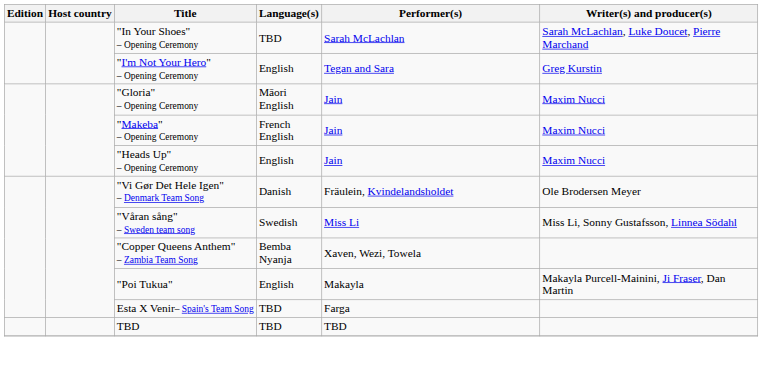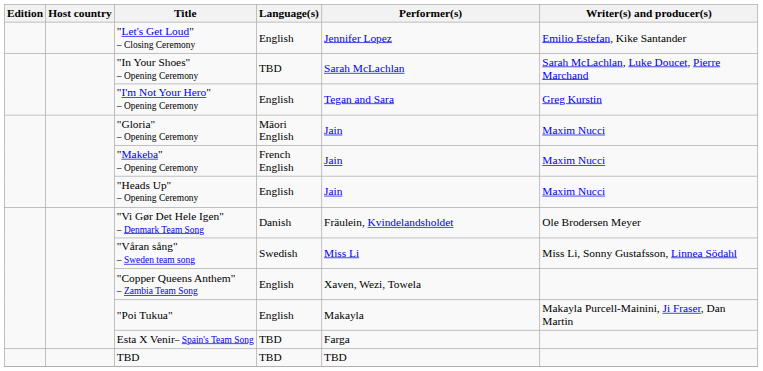+ row: (156, 37)
(275, 253) Bemba Nyanja -> (276, 284) English
